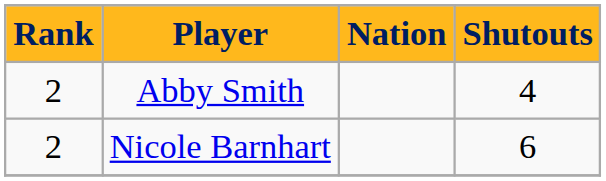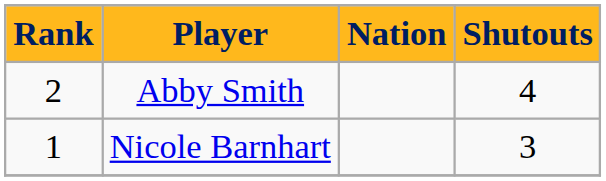(53, 146) 2 -> (53, 146) 1
(528, 146) 6 -> (528, 146) 3
